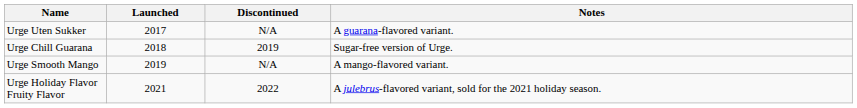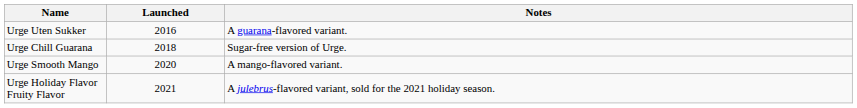- column: (268, 13)
(155, 30) 2017 -> (165, 30) 2016
(155, 64) 2019 -> (165, 64) 2020
